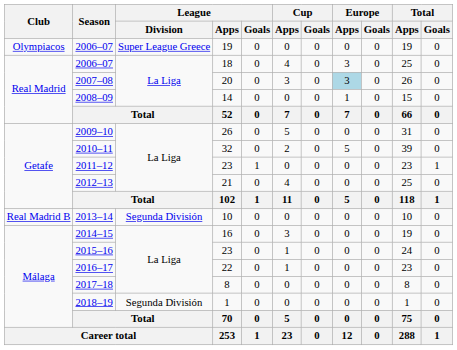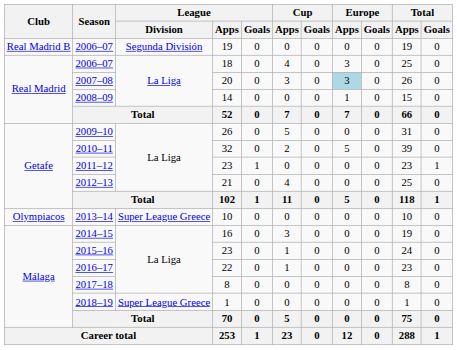(39, 47) Olympiacos -> (39, 47) Real Madrid B
(164, 47) Super League Greece -> (164, 47) Segunda División
(39, 217) Real Madrid B -> (39, 217) Olympiacos
(164, 217) Segunda División -> (164, 217) Super League Greece
(164, 302) Segunda División -> (164, 302) Super League Greece
